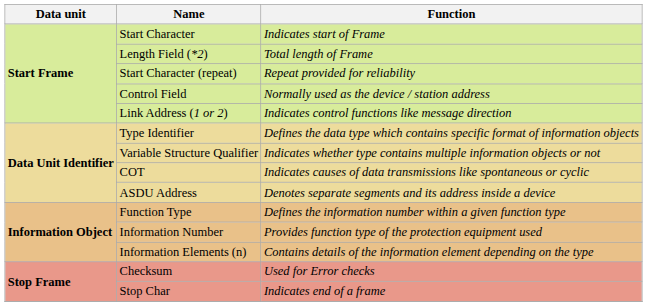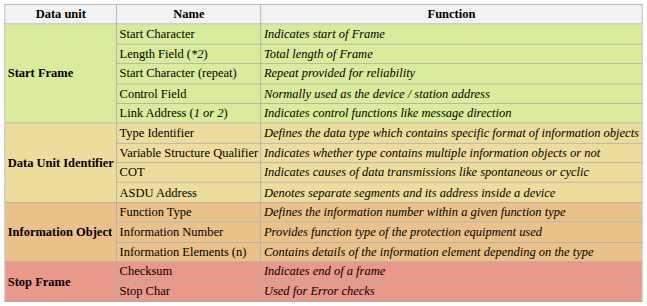(319, 271) Used for Error checks -> (325, 271) Indicates end of a frame
(325, 291) Indicates end of a frame -> (319, 291) Used for Error checks
